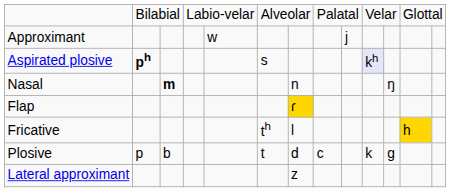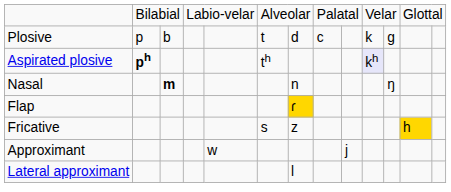rows swapped: (30, 153) <-> (46, 37)
(264, 60) s -> (266, 60) th
(266, 130) th -> (264, 128) s
(293, 130) l -> (295, 128) z
(295, 175) z -> (293, 171) l
